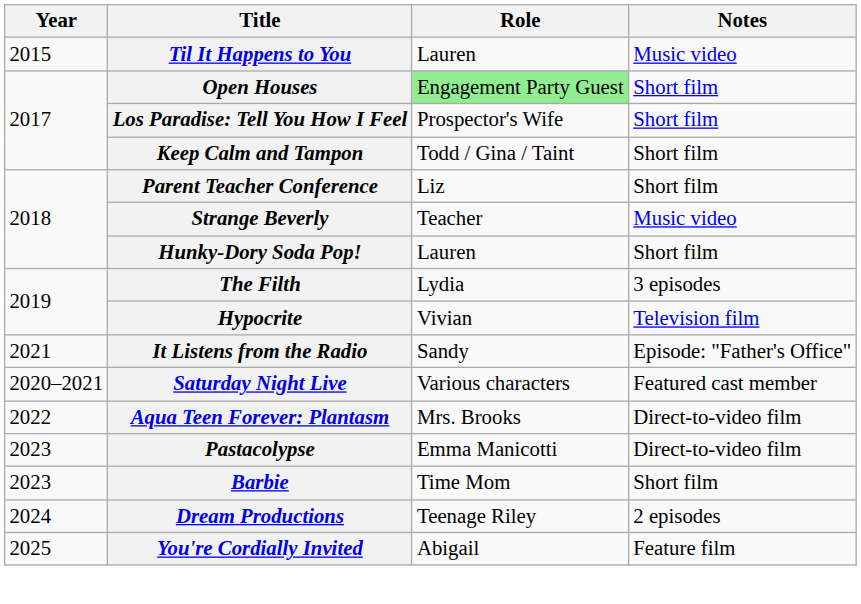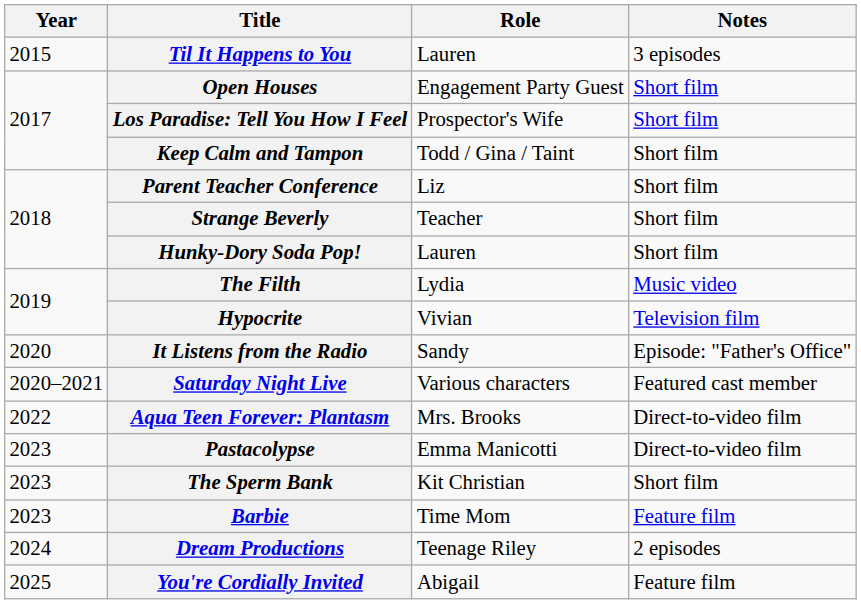(685, 53) Music video -> (677, 53) 3 episodes
(520, 86) lightgreen background -> (520, 86) no background
(685, 218) Music video -> (676, 218) Short film
(677, 284) 3 episodes -> (685, 284) Music video
(30, 350) 2021 -> (30, 350) 2020
+ row: (260, 482)
(676, 482) Short film -> (684, 515) Feature film
